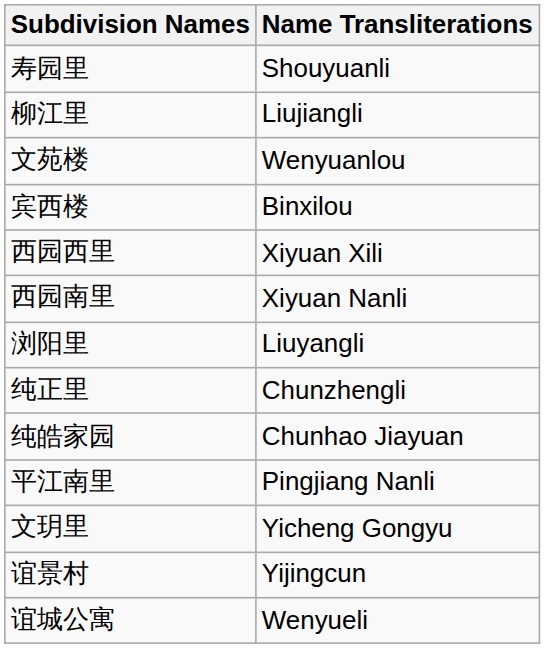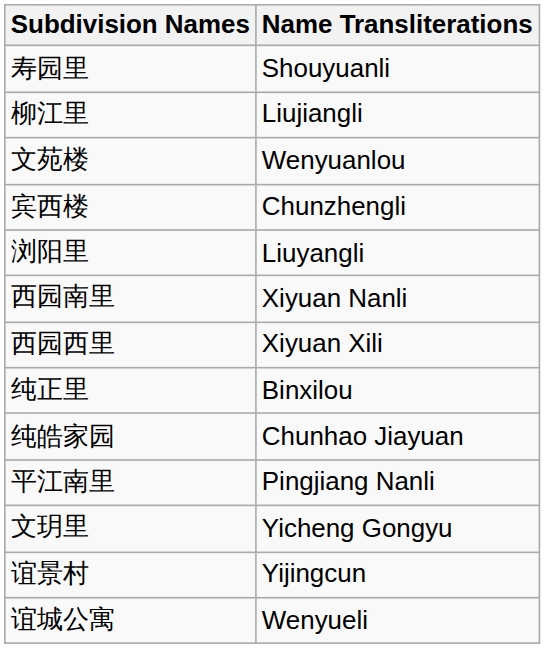(307, 206) Binxilou -> (334, 206) Chunzhengli
rows swapped: (63, 251) <-> (50, 343)
(334, 390) Chunzhengli -> (307, 390) Binxilou
